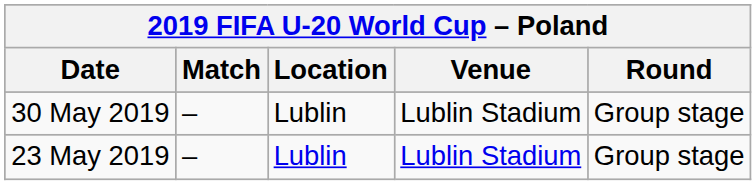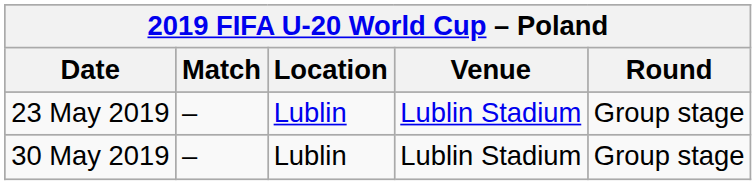rows swapped: (90, 156) <-> (90, 112)
